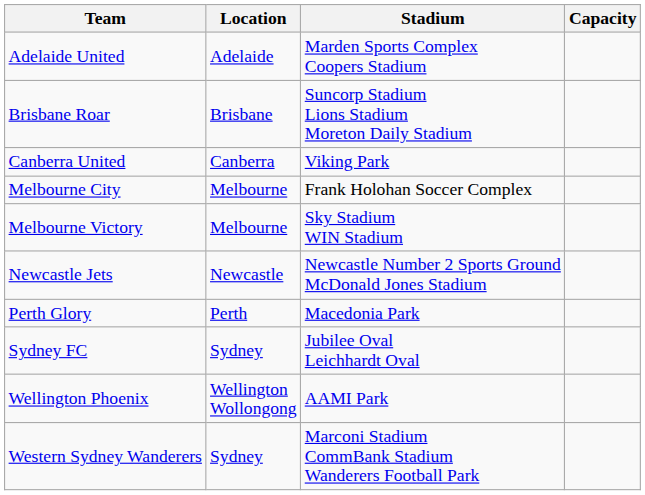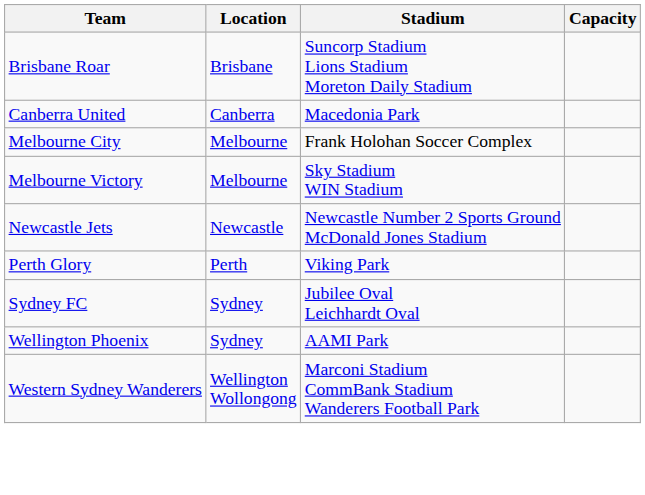- row: (67, 56)
(347, 161) Viking Park -> (362, 113) Macedonia Park
(362, 312) Macedonia Park -> (347, 265) Viking Park
(253, 398) Wellington Wollongong -> (236, 340) Sydney
(236, 455) Sydney -> (253, 388) Wellington Wollongong
